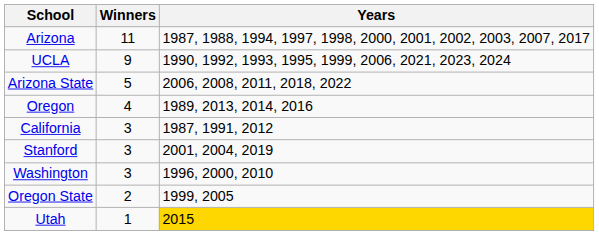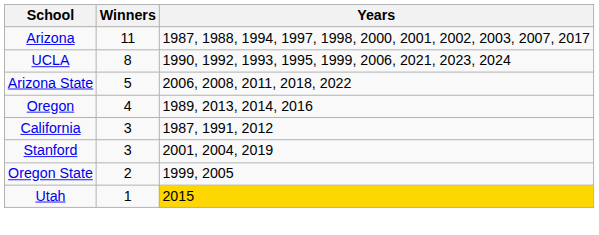(128, 60) 9 -> (128, 60) 8
- row: (50, 173)
